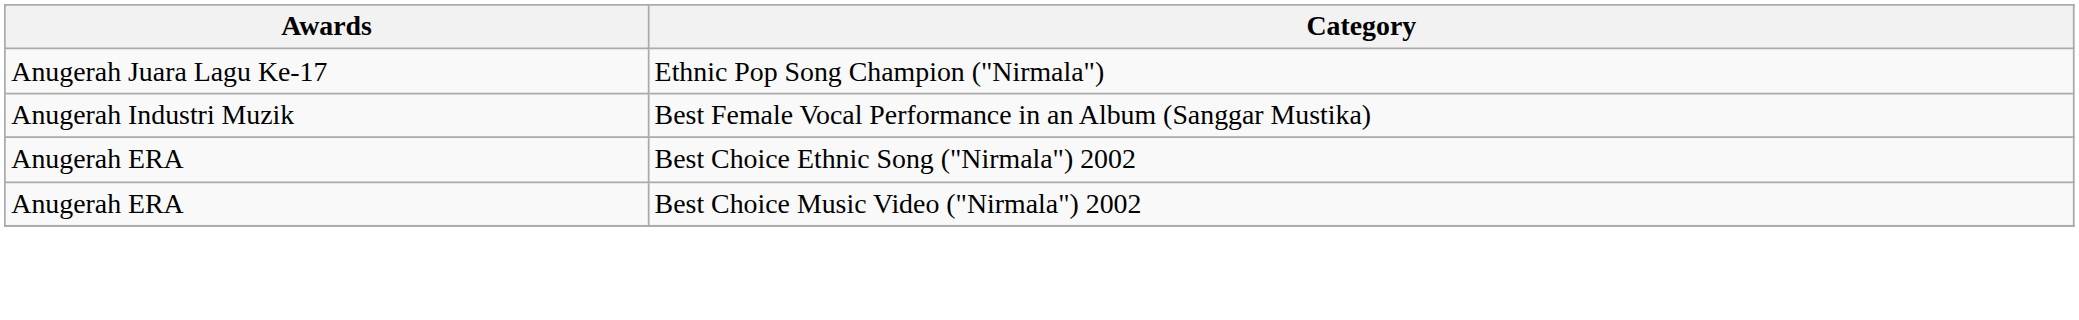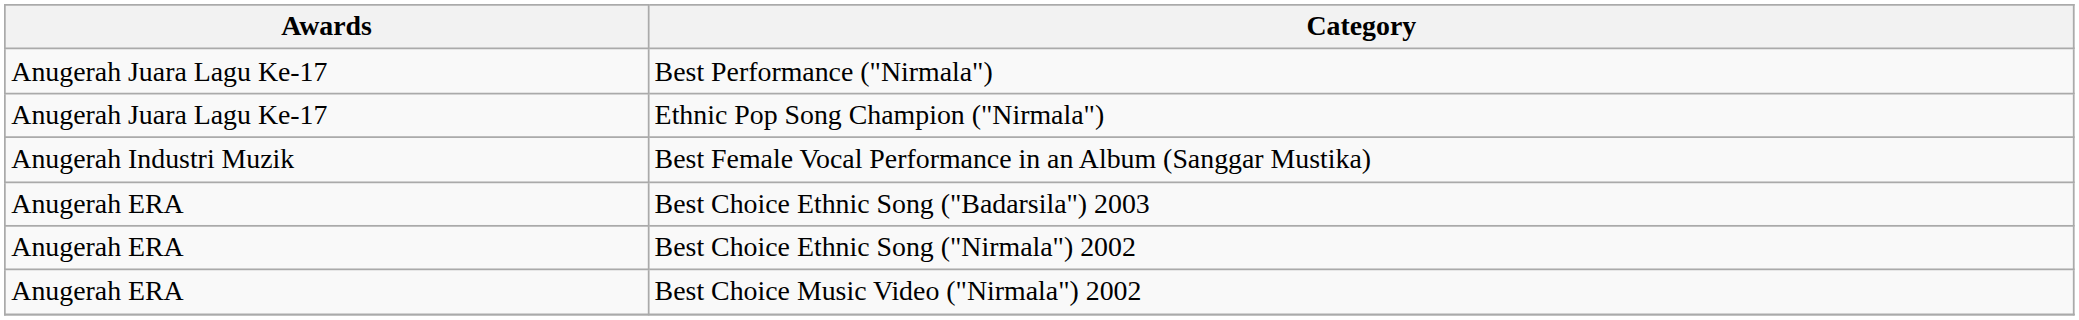+ row: (824, 70)
+ row: (902, 203)
